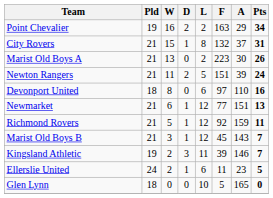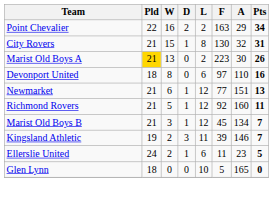(152, 28) 19 -> (152, 28) 22
(222, 43) 132 -> (222, 43) 130
(241, 43) 37 -> (241, 43) 32
(152, 59) no background -> (152, 59) gold background
- row: (40, 75)
(241, 122) 159 -> (241, 106) 160
(241, 138) 143 -> (241, 122) 134
